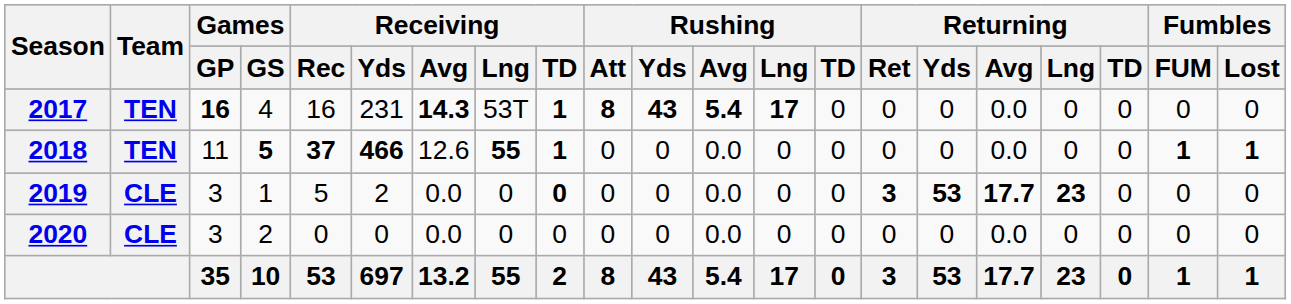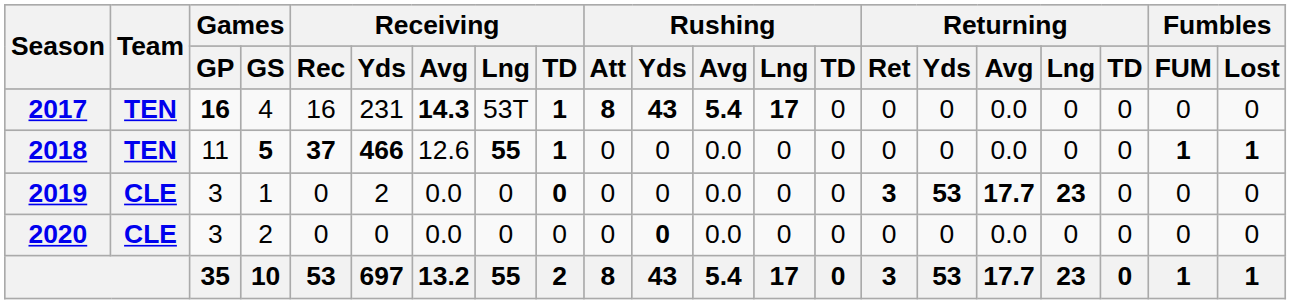(321, 192) 5 -> (321, 192) 0
(663, 234) normal -> (663, 234) bold
